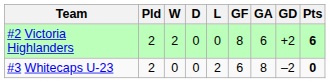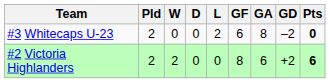rows swapped: (41, 41) <-> (60, 68)
